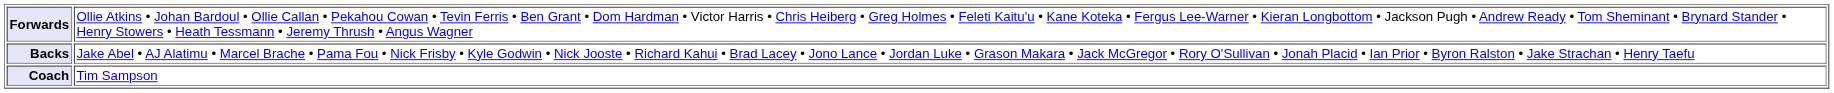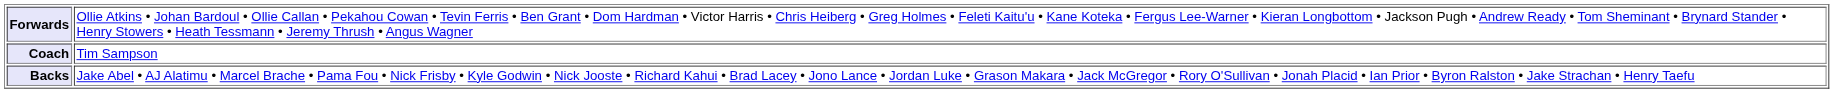rows swapped: (50, 54) <-> (49, 76)
